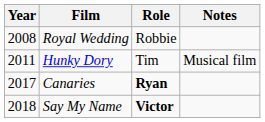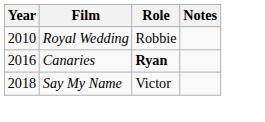(22, 38) 2008 -> (22, 38) 2010
- row: (78, 60)
(22, 83) 2017 -> (22, 60) 2016
(155, 106) bold -> (153, 83) normal
